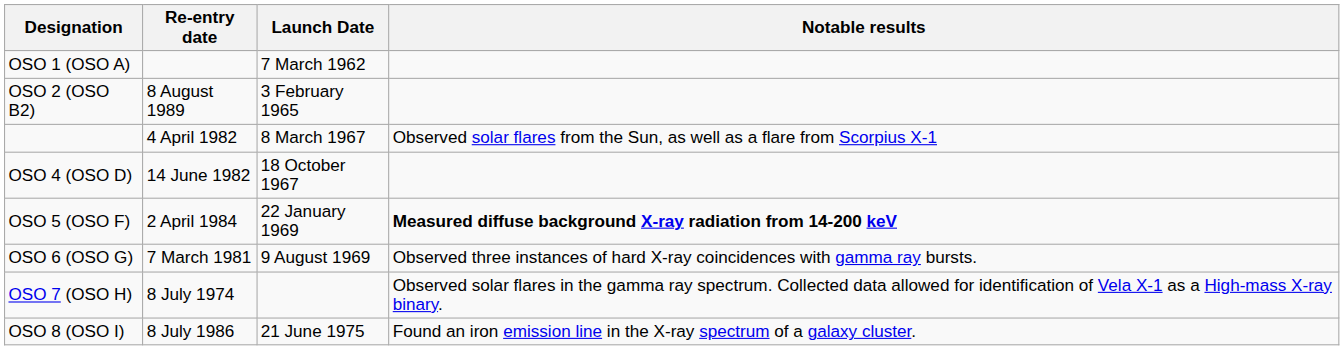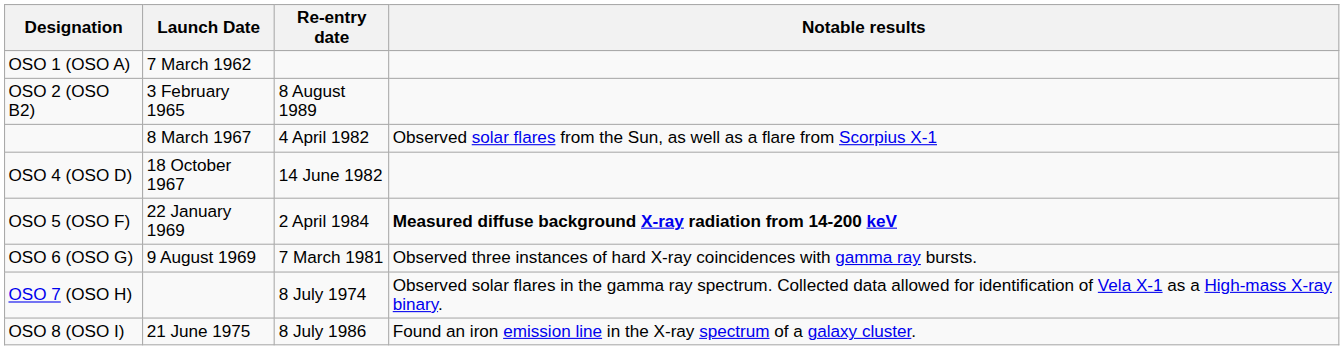columns swapped: (323, 27) <-> (200, 27)
